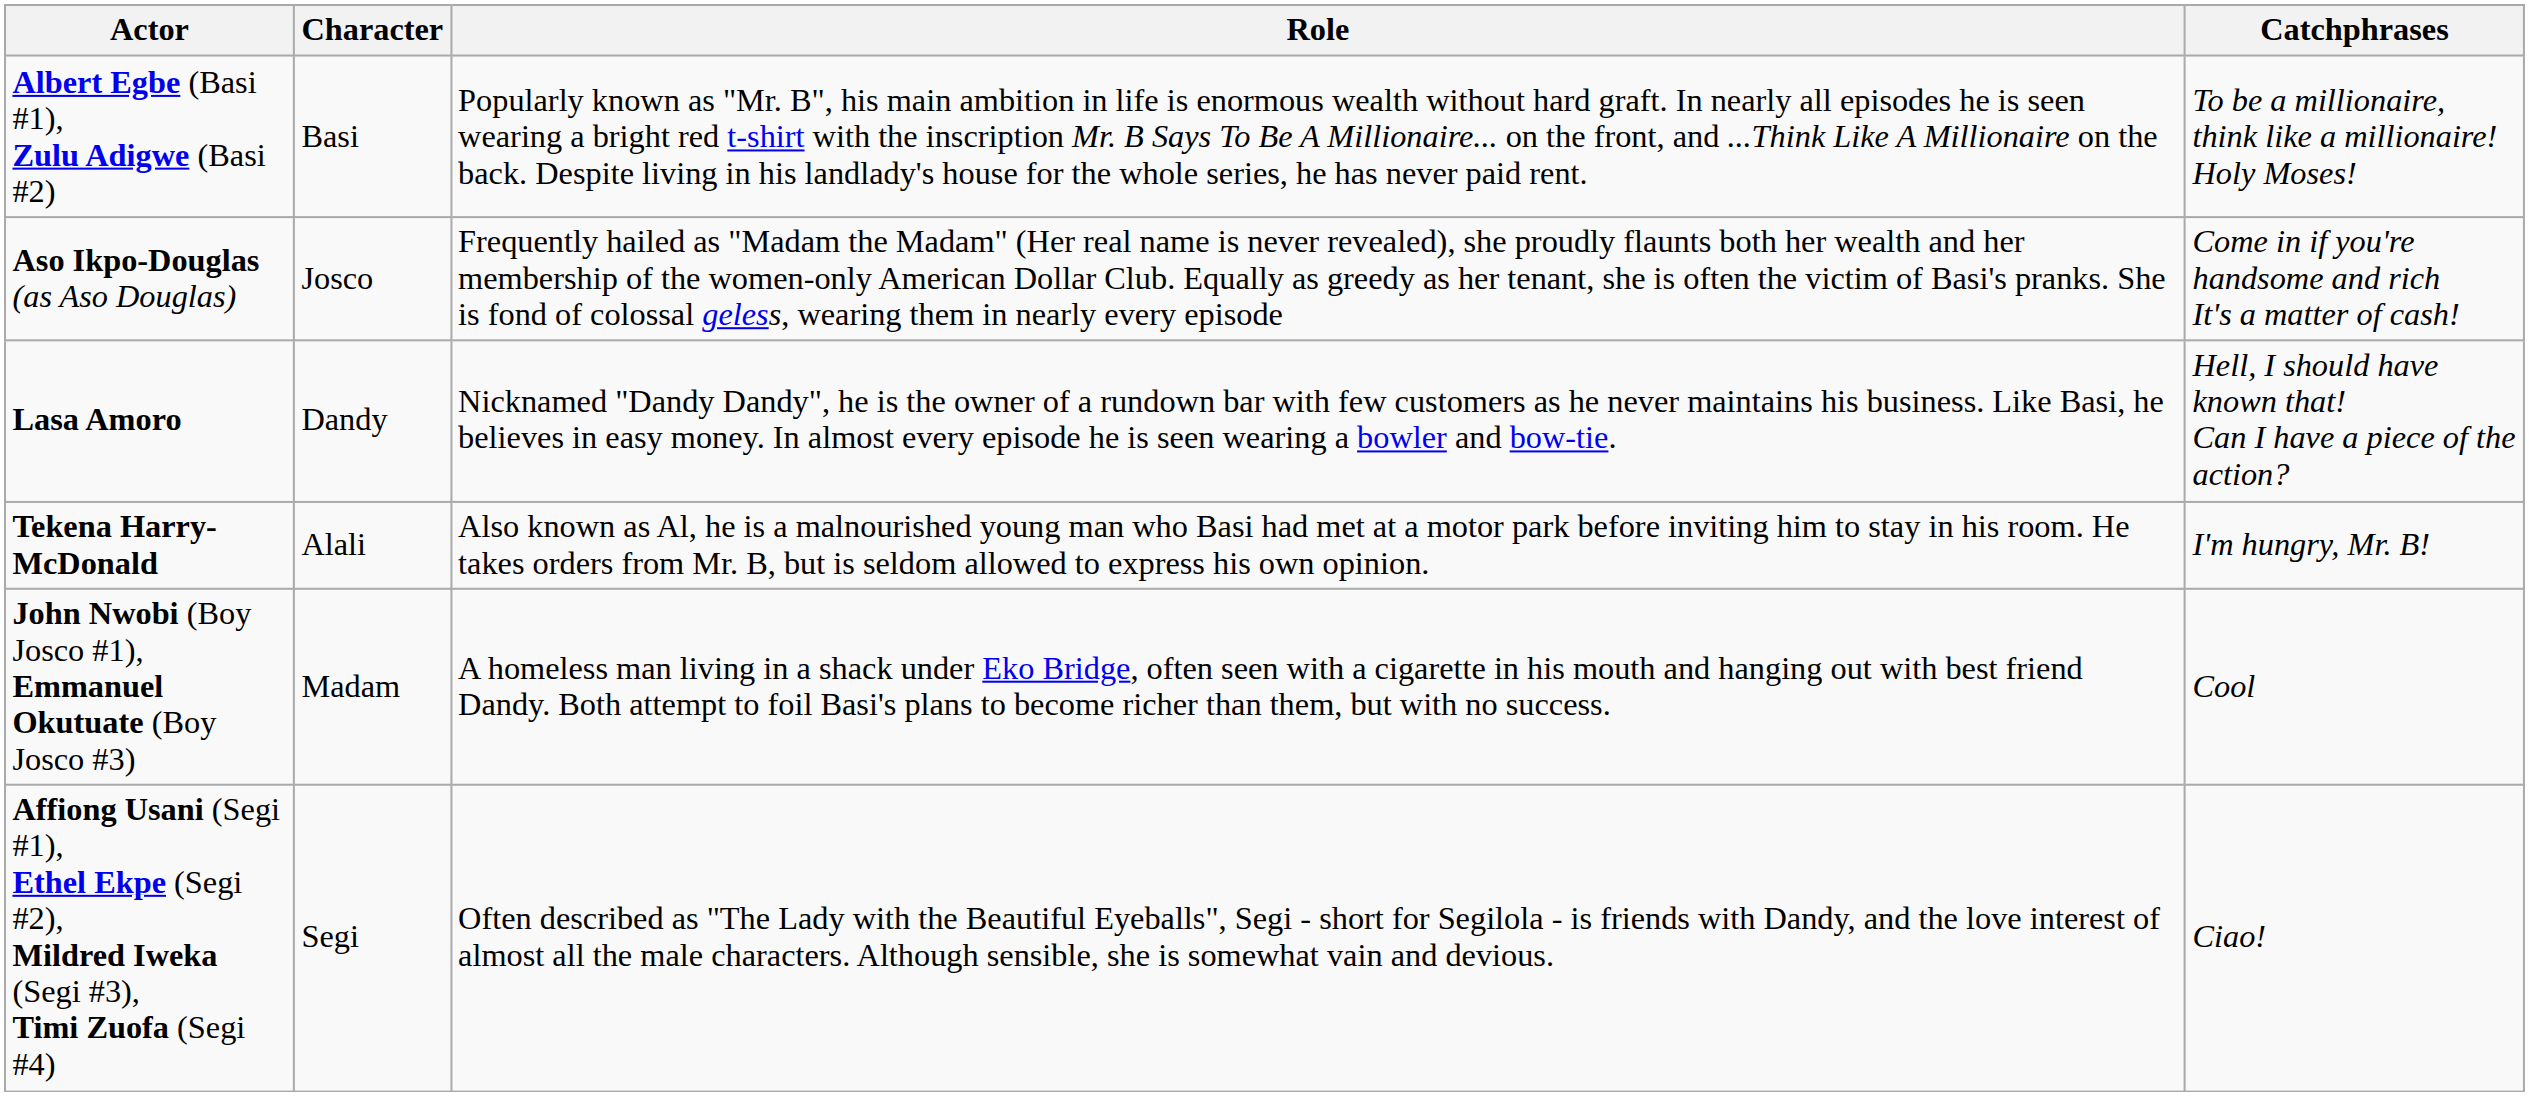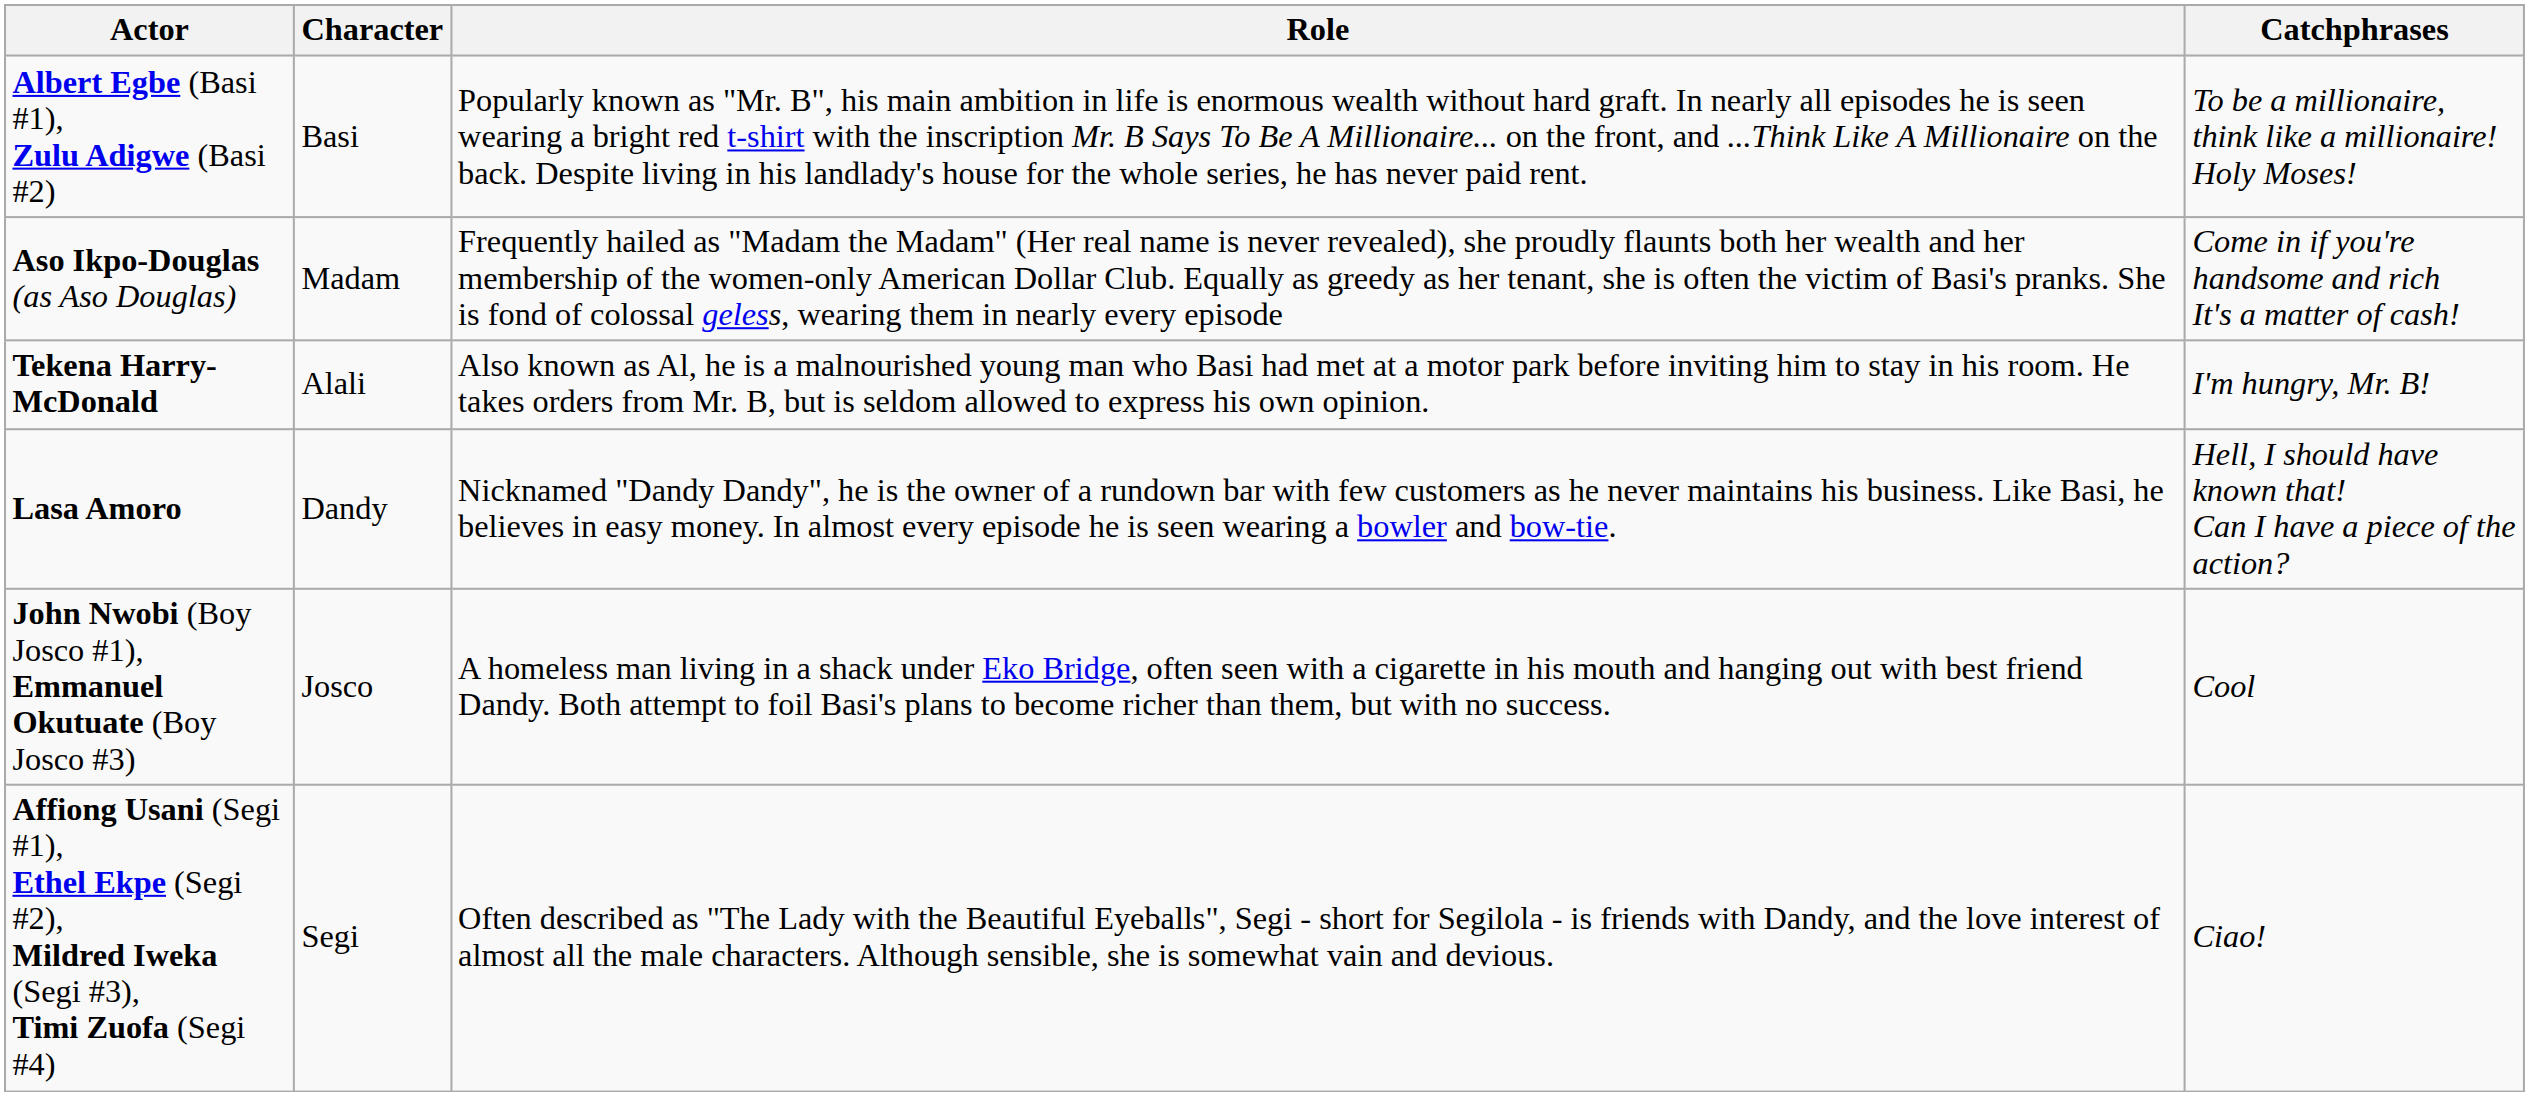(337, 278) Josco -> (351, 278) Madam
rows swapped: (115, 544) <-> (97, 420)
(351, 686) Madam -> (337, 686) Josco
